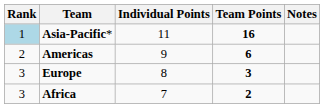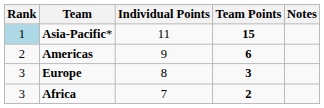(248, 34) 16 -> (248, 34) 15
